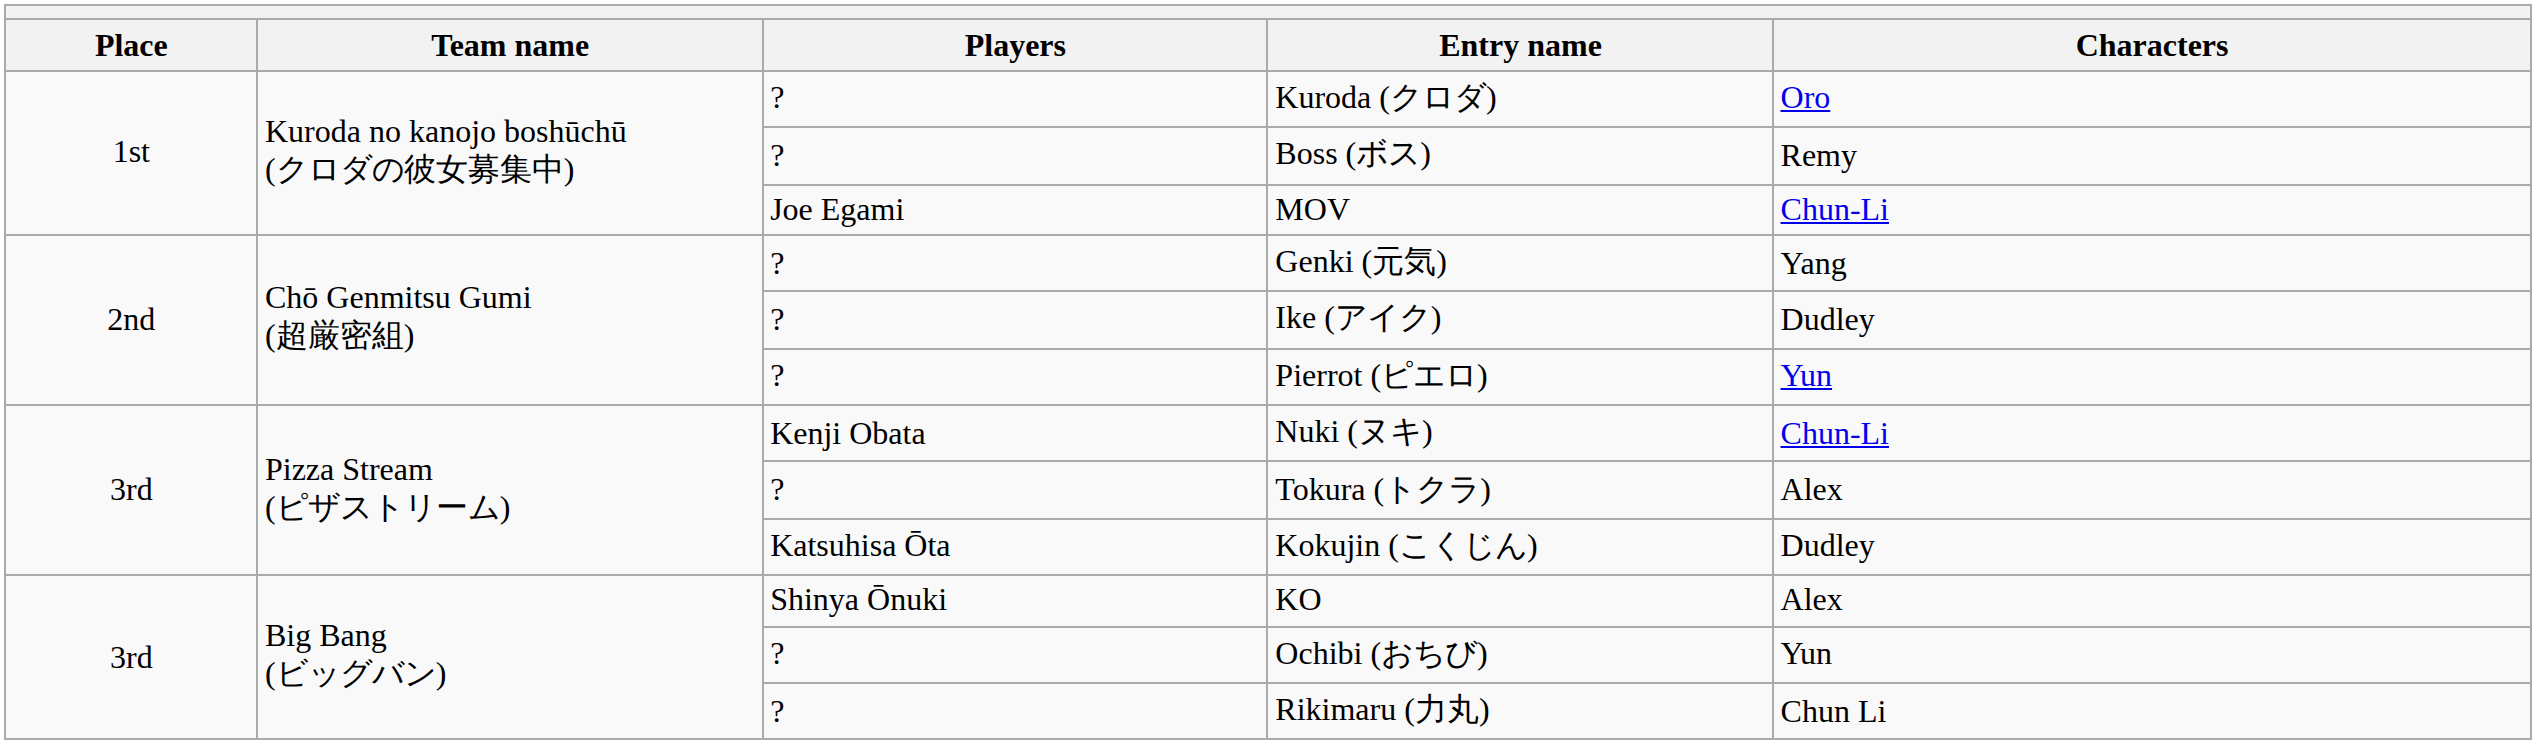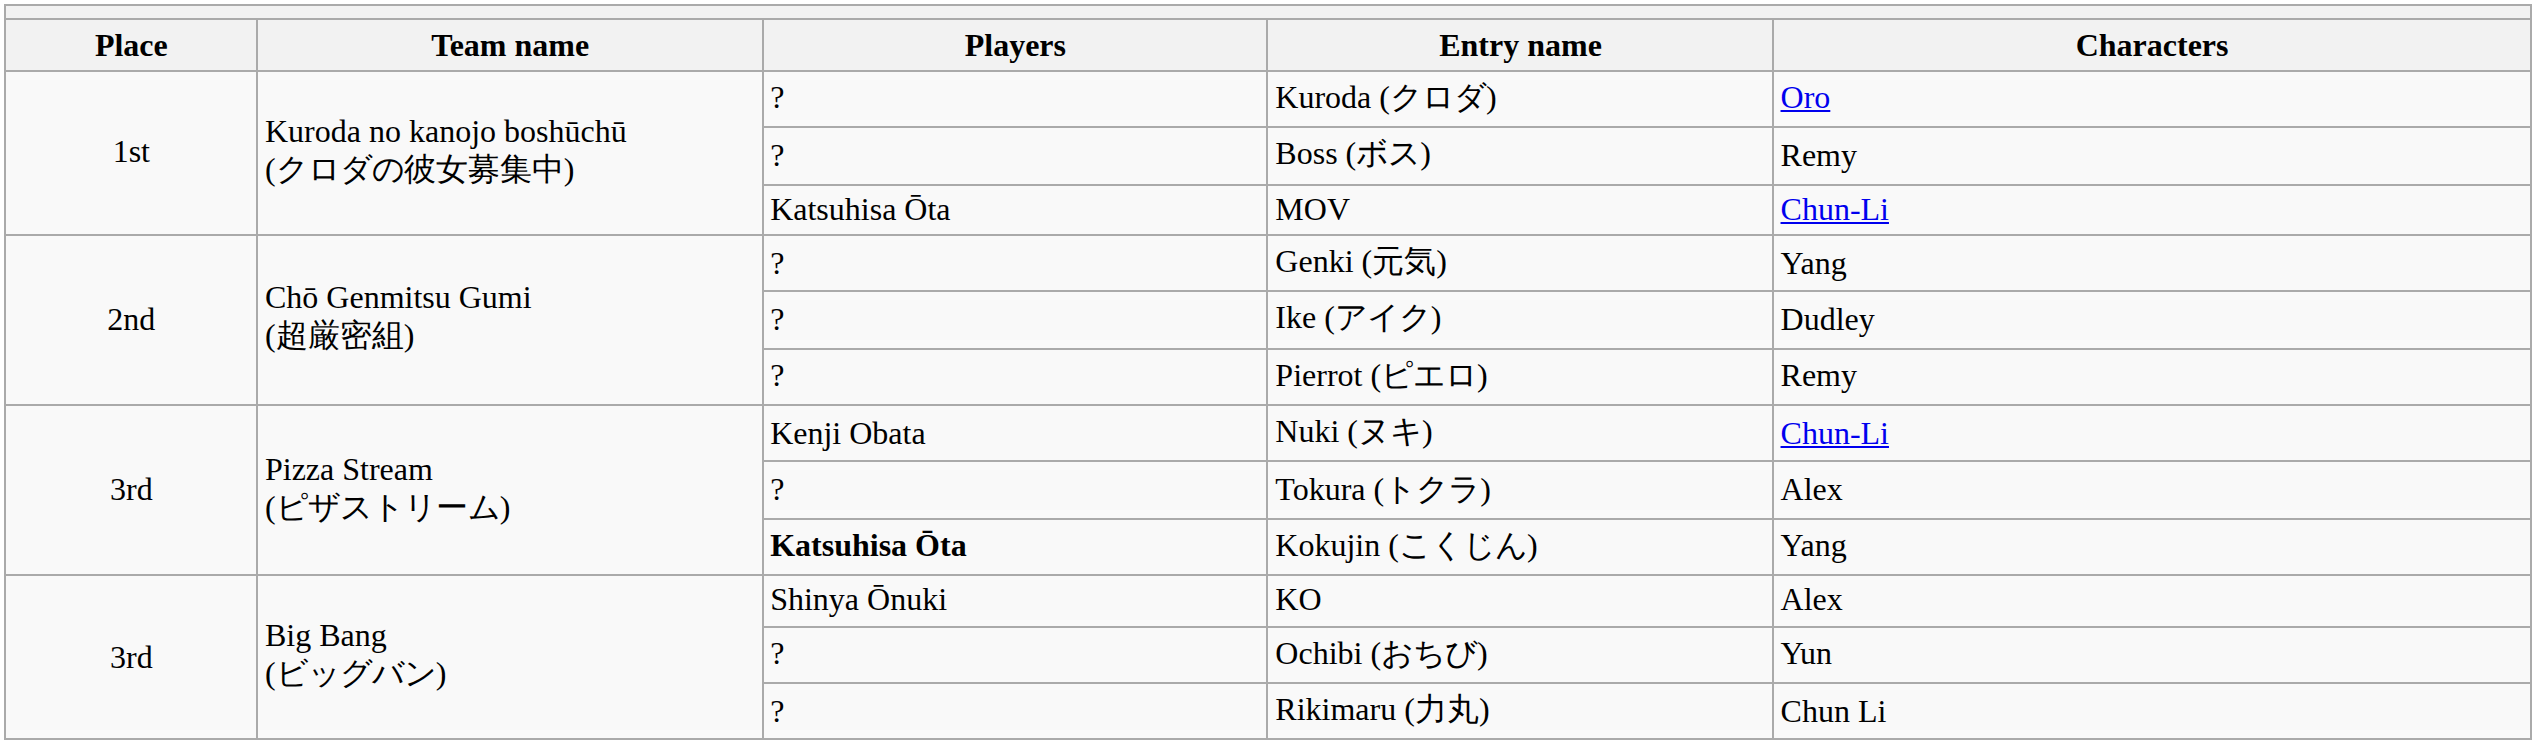(837, 208) Joe Egami -> (860, 208) Katsuhisa Ōta
(1806, 376) Yun -> (1819, 376) Remy
(860, 546) normal -> (868, 546) bold
(1828, 546) Dudley -> (1814, 546) Yang
